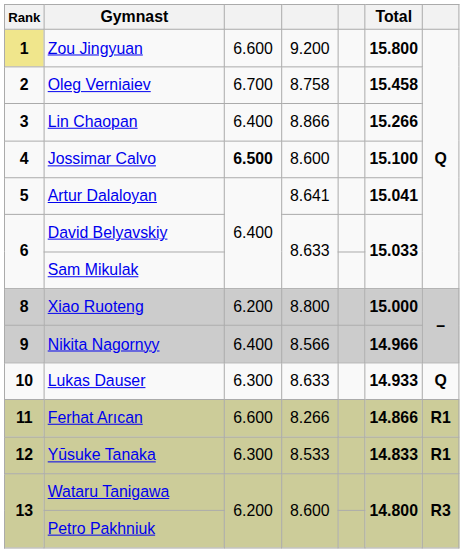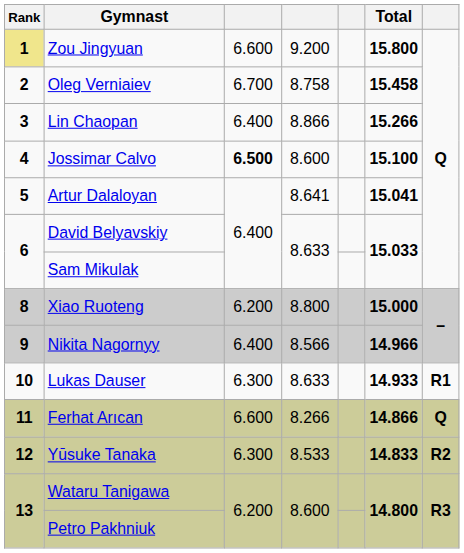(441, 381) Q -> (441, 381) R1
(441, 418) R1 -> (441, 418) Q
(441, 455) R1 -> (441, 455) R2
